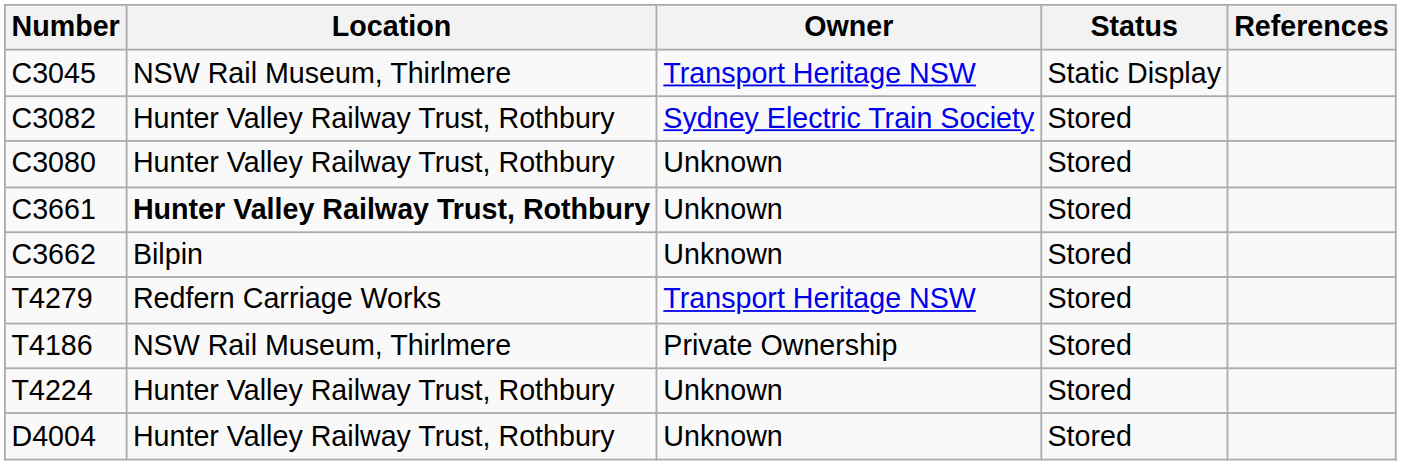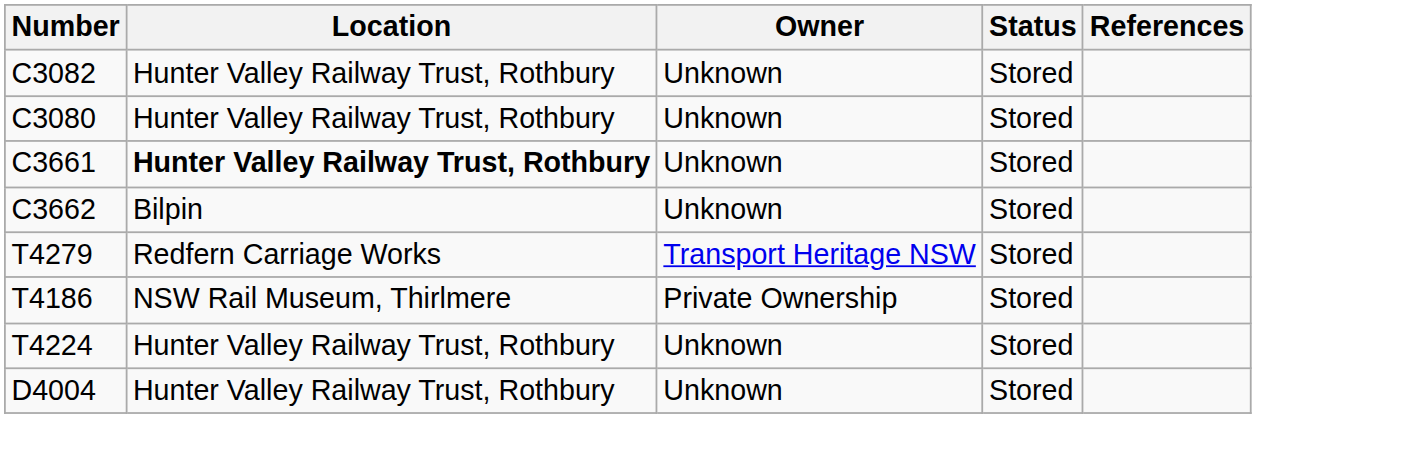- row: (54, 72)
(849, 118) Sydney Electric Train Society -> (723, 72) Unknown
